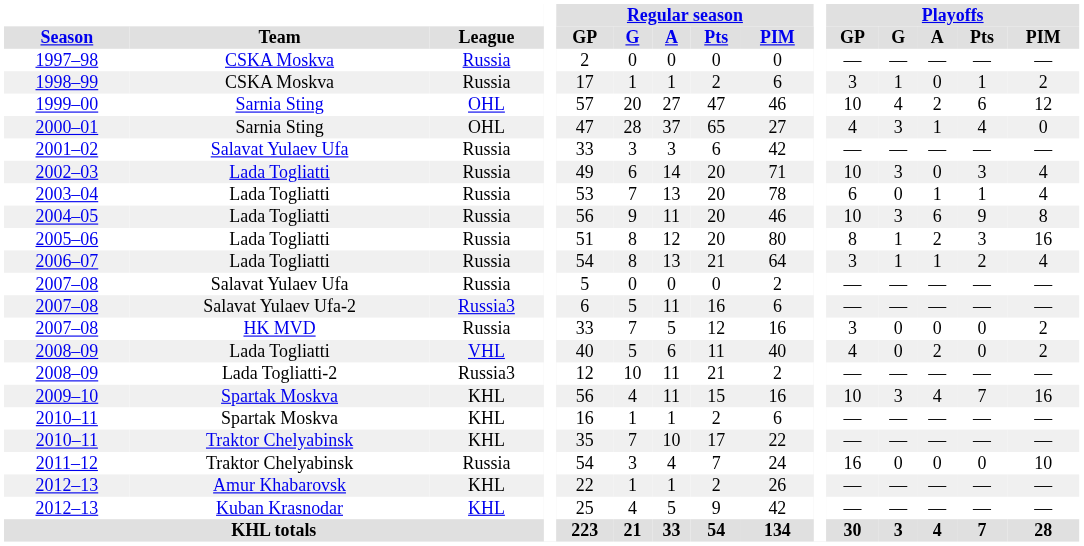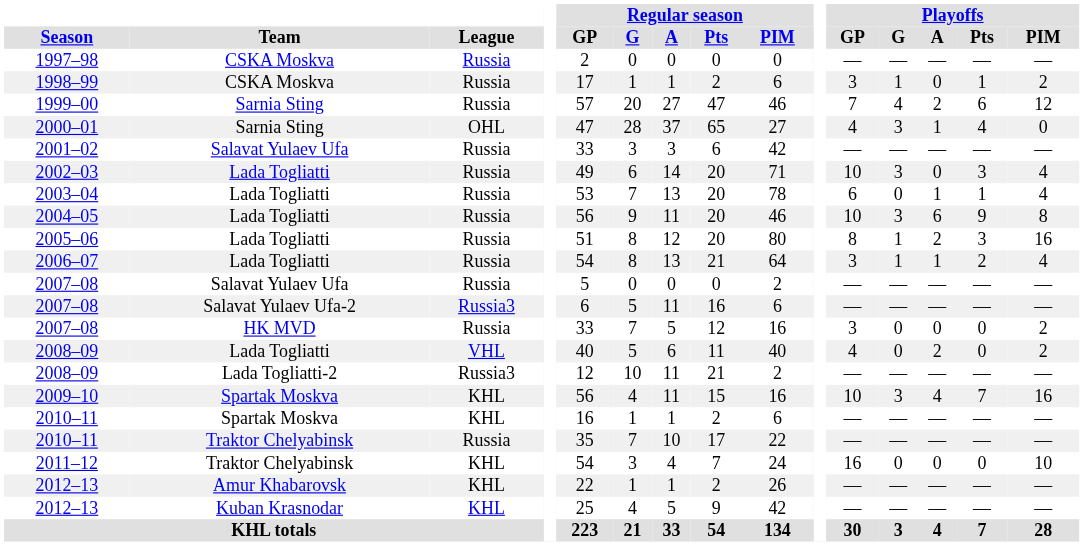(486, 104) OHL -> (486, 104) Russia
(852, 104) 10 -> (852, 104) 7
(486, 440) KHL -> (486, 440) Russia
(486, 463) Russia -> (486, 463) KHL
